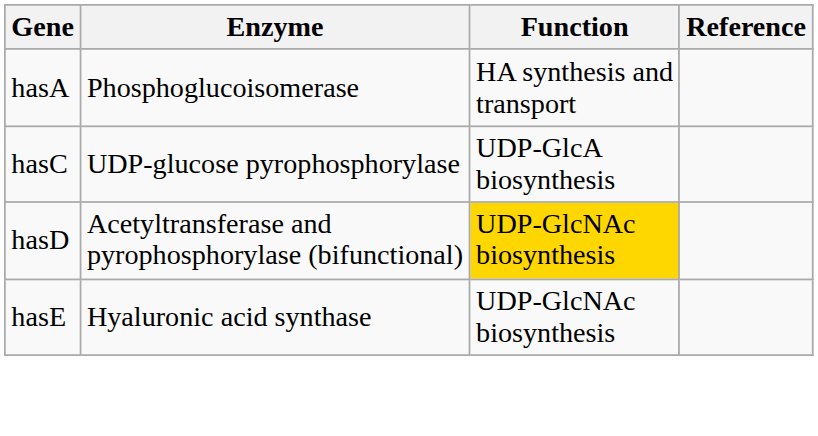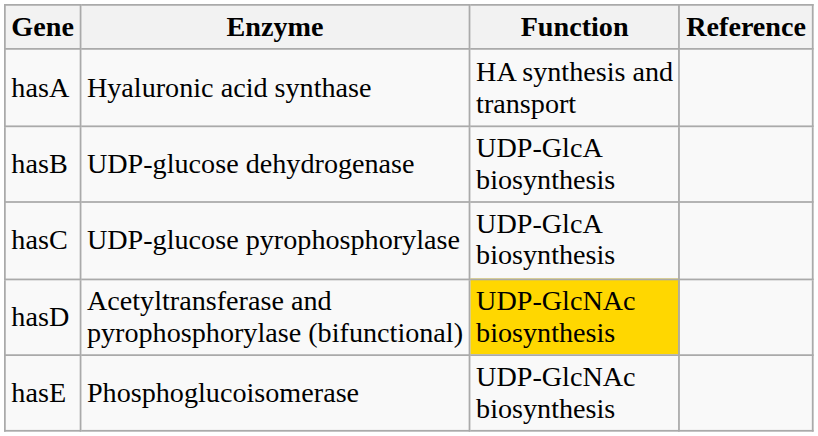(223, 87) Phosphoglucoisomerase -> (229, 87) Hyaluronic acid synthase
+ row: (40, 163)
(229, 316) Hyaluronic acid synthase -> (223, 392) Phosphoglucoisomerase
